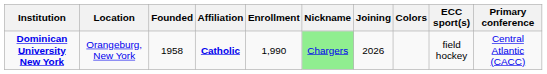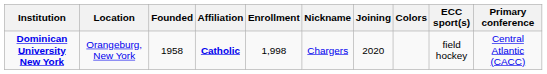(274, 50) 1,990 -> (274, 50) 1,998
(328, 50) lightgreen background -> (328, 50) no background
(373, 50) 2026 -> (373, 50) 2020
